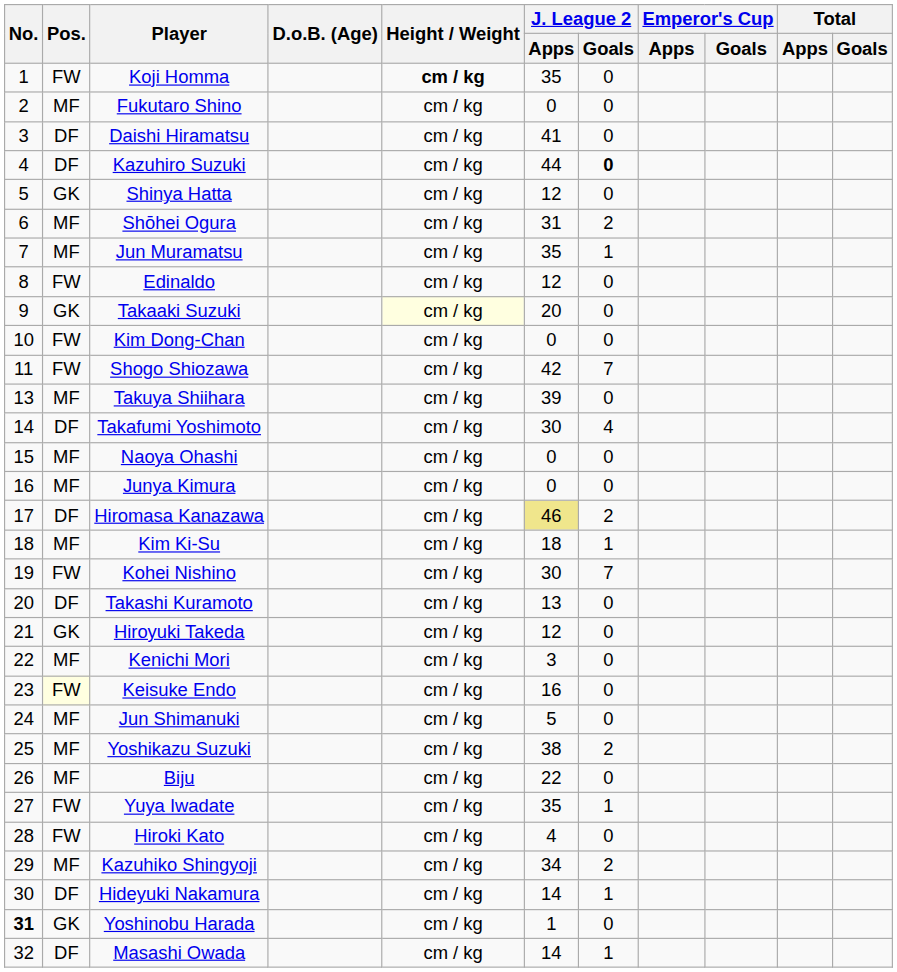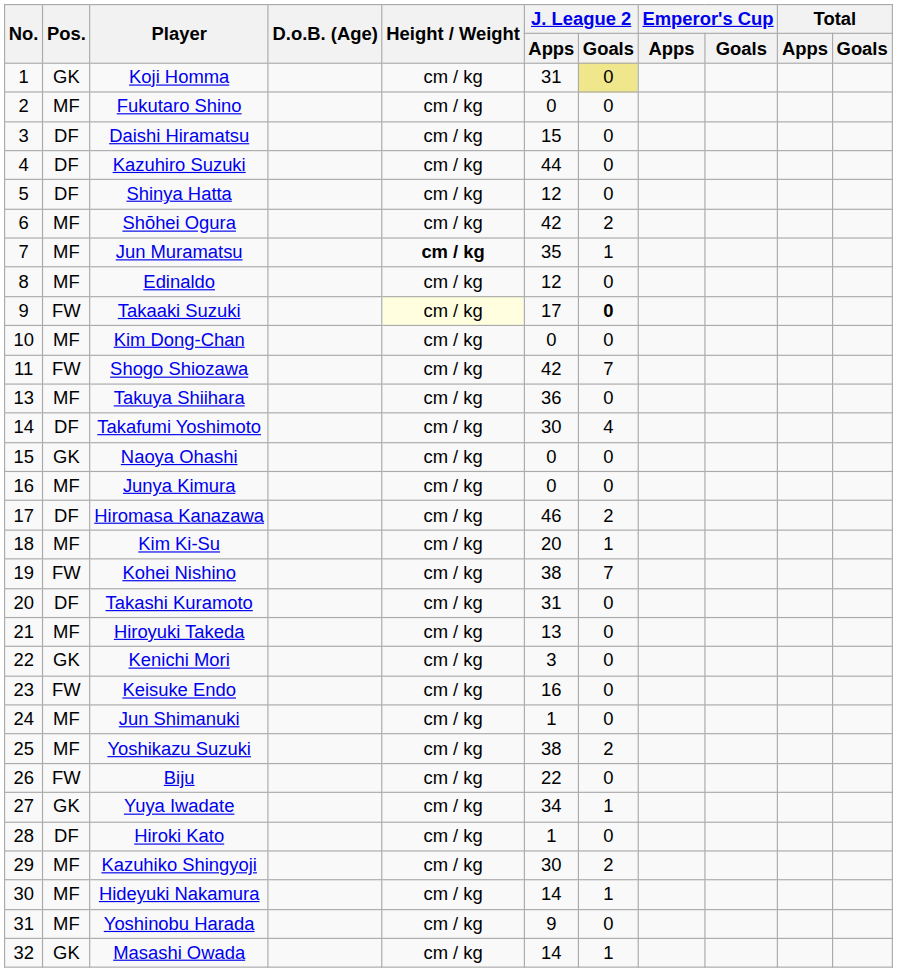(66, 77) FW -> (66, 77) GK
(453, 77) bold -> (453, 77) normal
(551, 77) 35 -> (551, 77) 31
(608, 77) no background -> (608, 77) khaki background
(551, 135) 41 -> (551, 135) 15
(608, 164) bold -> (608, 164) normal
(66, 194) GK -> (66, 194) DF
(551, 223) 31 -> (551, 223) 42
(453, 252) normal -> (453, 252) bold
(66, 281) FW -> (66, 281) MF
(66, 310) GK -> (66, 310) FW
(551, 310) 20 -> (551, 310) 17
(608, 310) normal -> (608, 310) bold
(66, 340) FW -> (66, 340) MF
(551, 398) 39 -> (551, 398) 36
(66, 456) MF -> (66, 456) GK
(551, 515) khaki background -> (551, 515) no background
(551, 544) 18 -> (551, 544) 20
(551, 573) 30 -> (551, 573) 38
(551, 602) 13 -> (551, 602) 31
(66, 631) GK -> (66, 631) MF
(551, 631) 12 -> (551, 631) 13
(66, 661) MF -> (66, 661) GK
(66, 690) lightyellow background -> (66, 690) no background
(551, 719) 5 -> (551, 719) 1
(66, 777) MF -> (66, 777) FW
(66, 806) FW -> (66, 806) GK
(551, 806) 35 -> (551, 806) 34
(66, 836) FW -> (66, 836) DF
(551, 836) 4 -> (551, 836) 1
(551, 865) 34 -> (551, 865) 30
(66, 894) DF -> (66, 894) MF
(24, 923) bold -> (24, 923) normal
(66, 923) GK -> (66, 923) MF
(551, 923) 1 -> (551, 923) 9
(66, 952) DF -> (66, 952) GK
